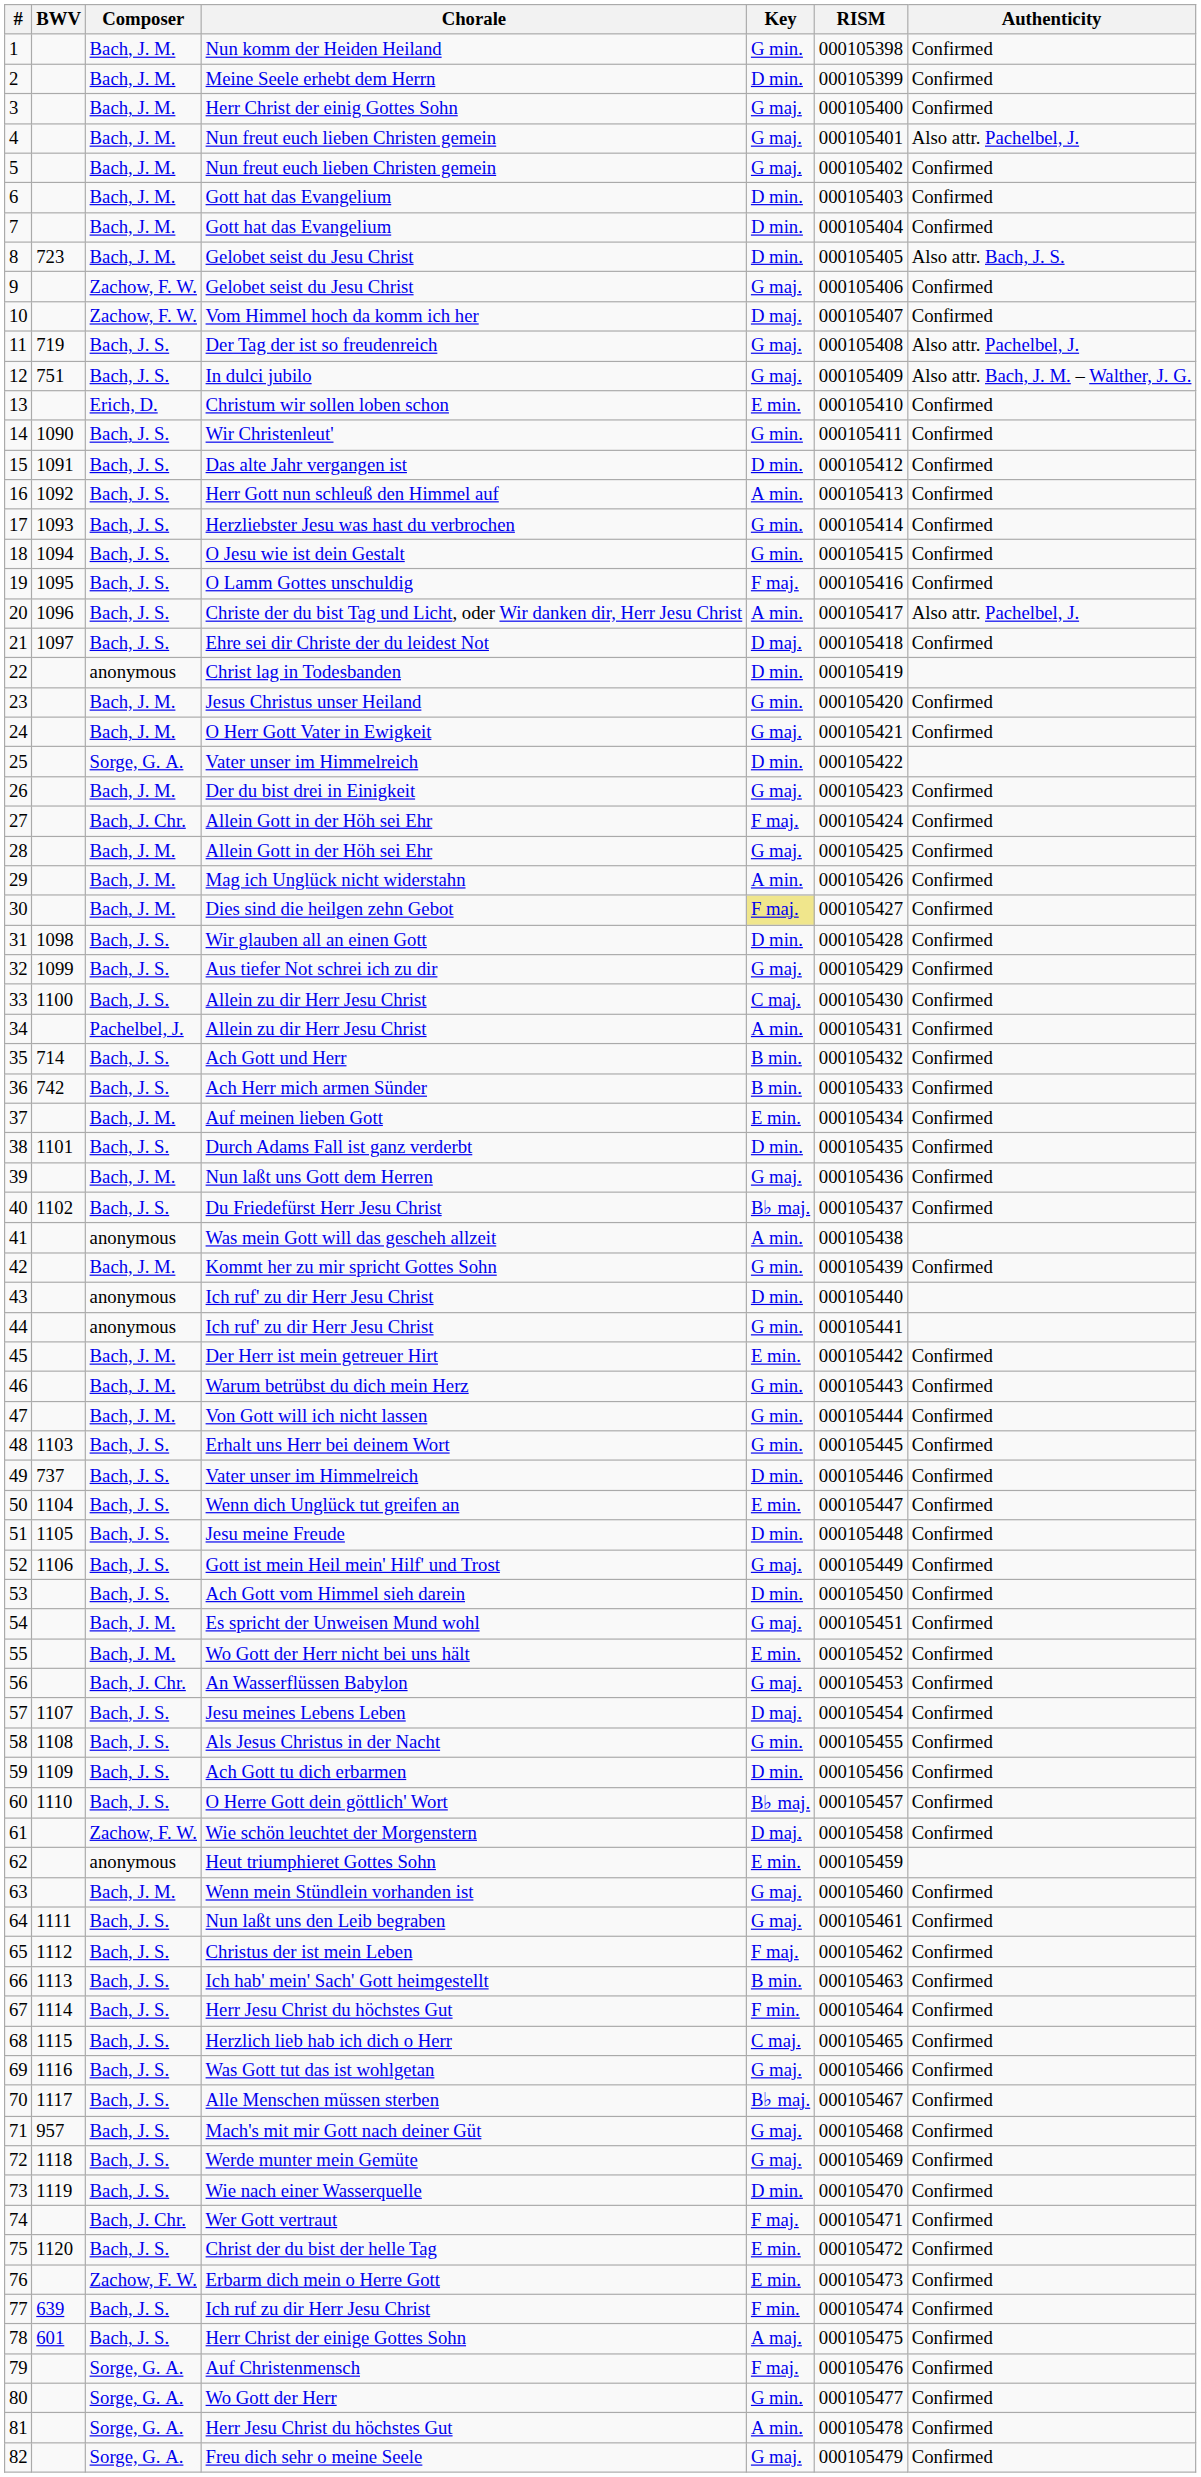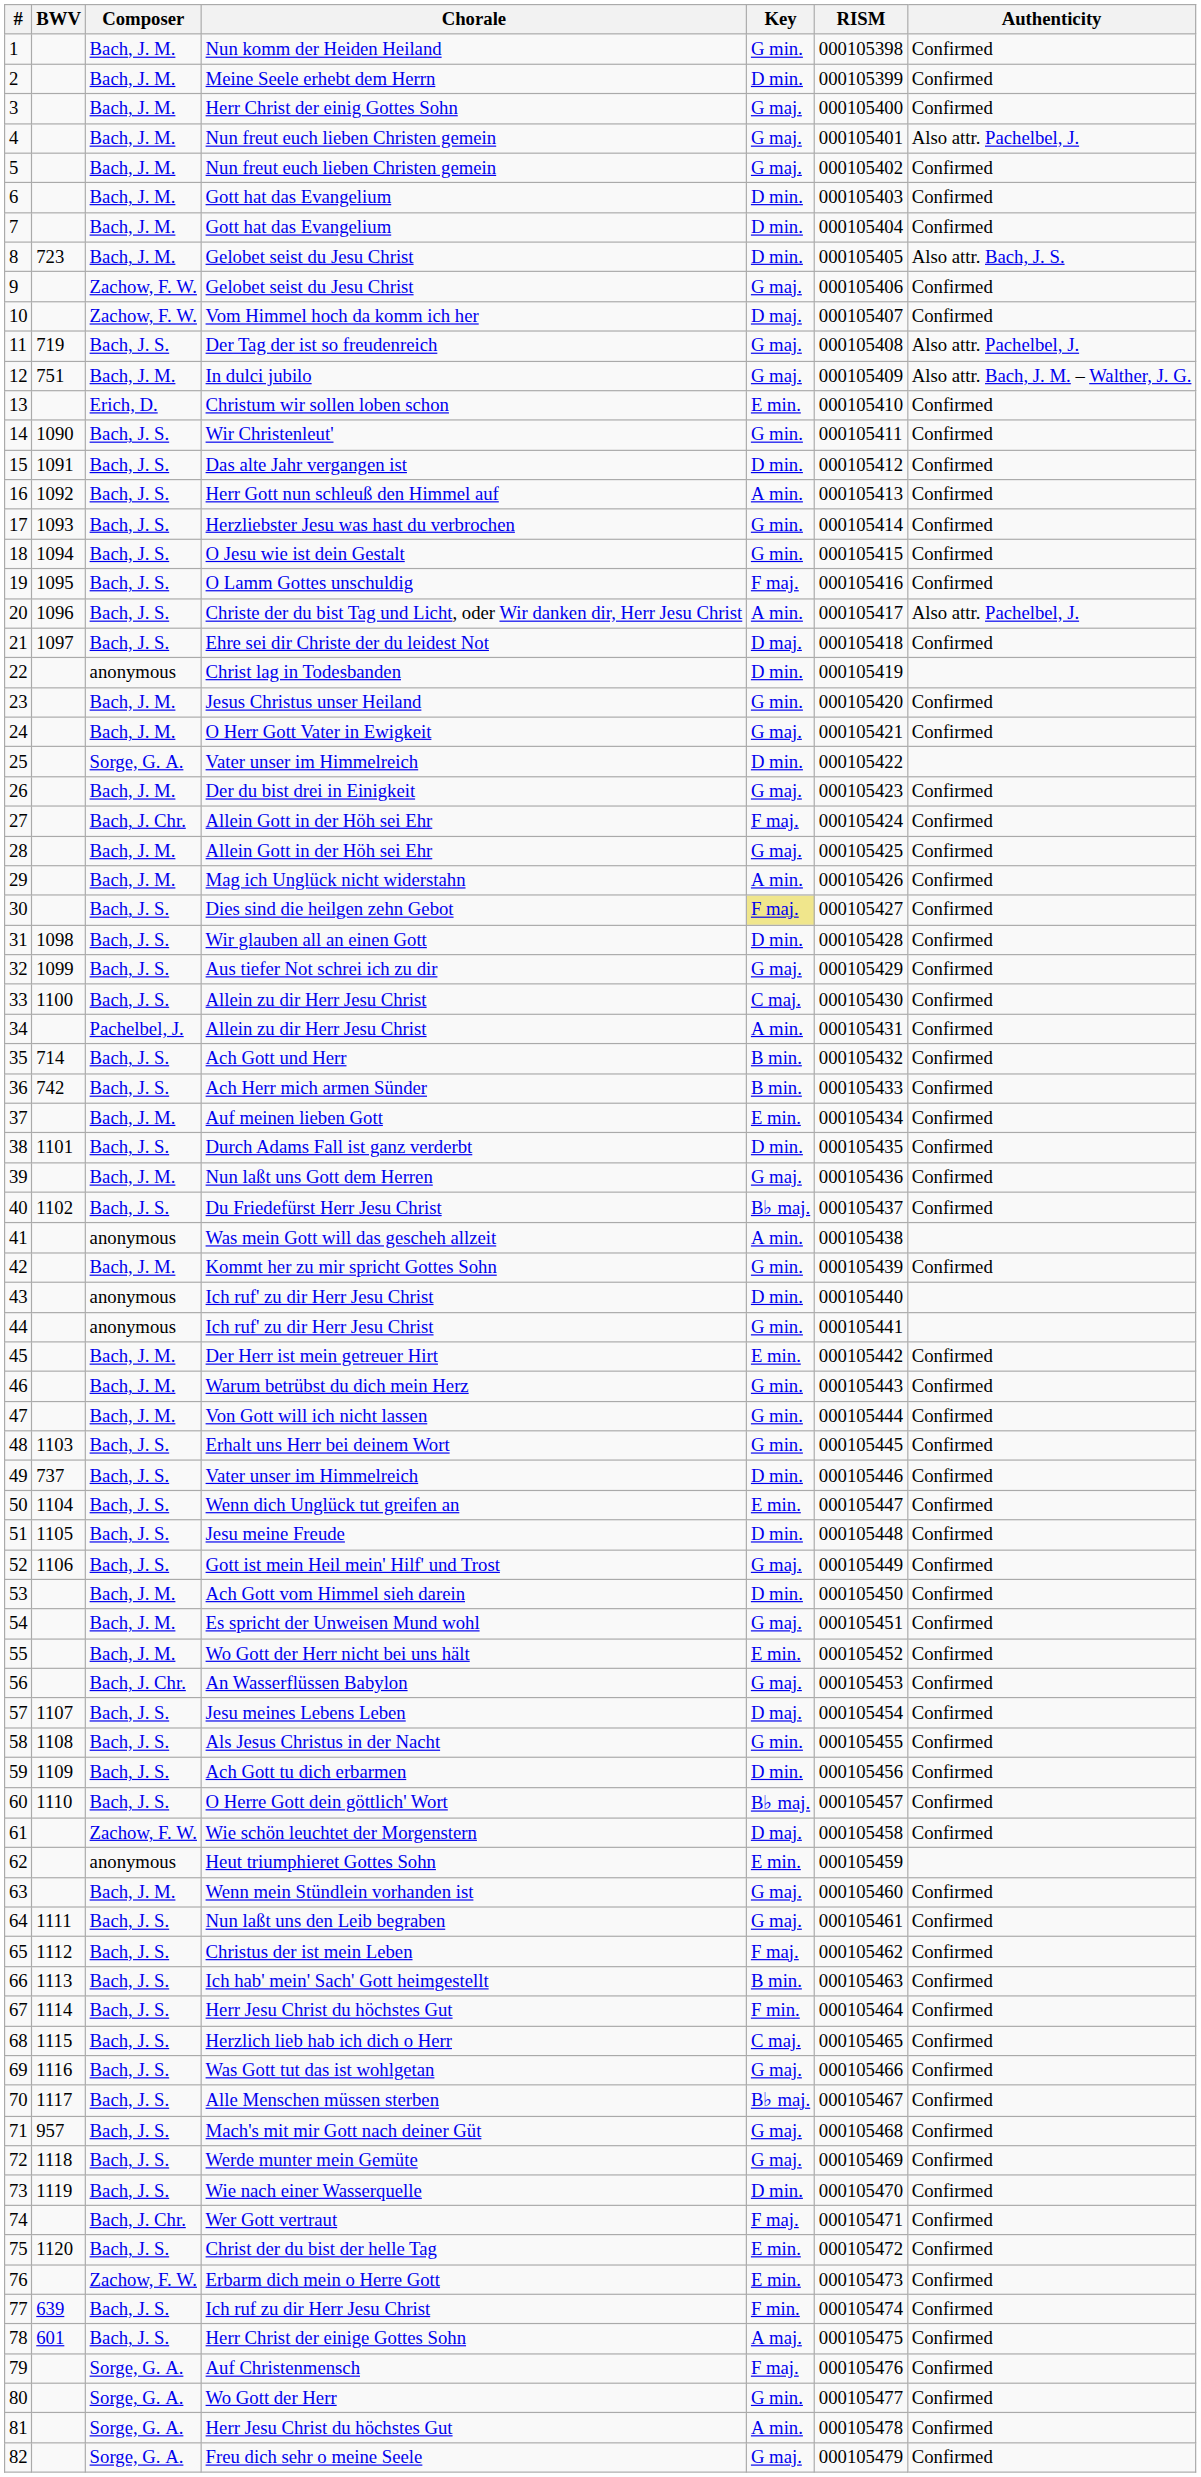(129, 375) Bach, J. S. -> (133, 375) Bach, J. M.
(133, 910) Bach, J. M. -> (129, 910) Bach, J. S.
(129, 1594) Bach, J. S. -> (133, 1594) Bach, J. M.
